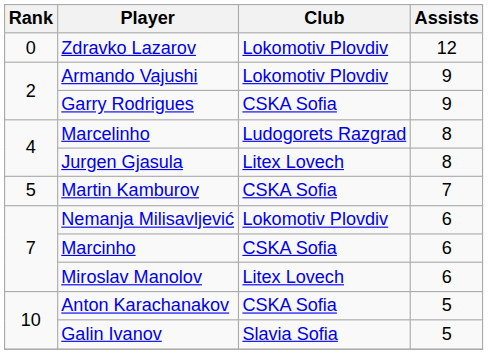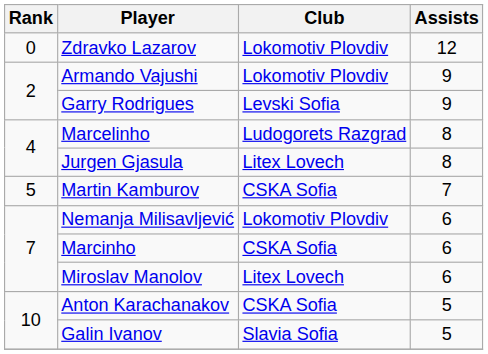(290, 104) CSKA Sofia -> (291, 104) Levski Sofia
